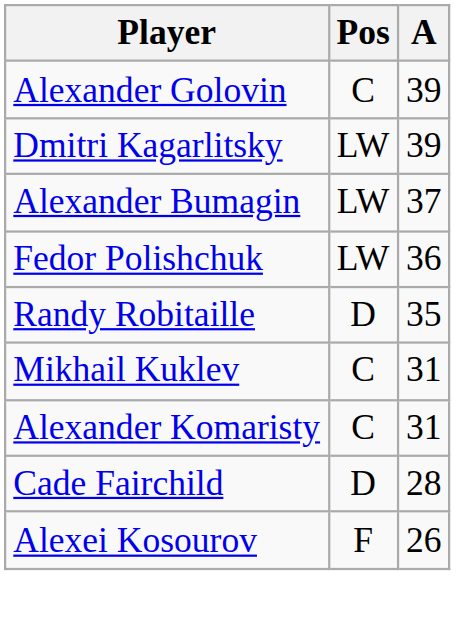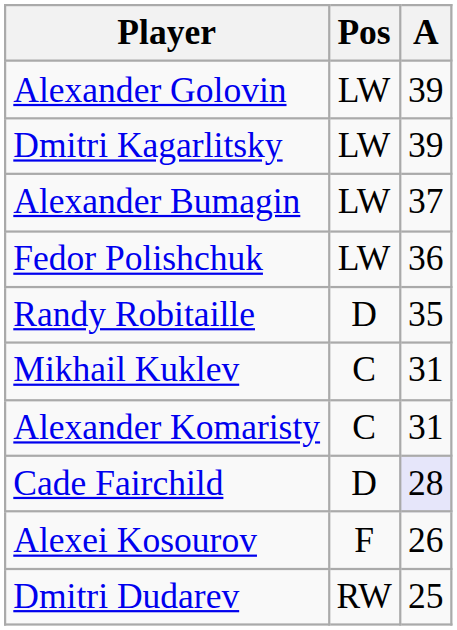(363, 88) C -> (364, 88) LW
(424, 483) no background -> (426, 483) lavender background
+ row: (126, 595)
